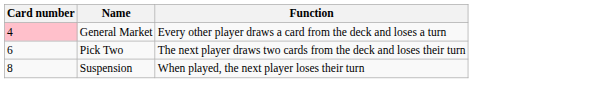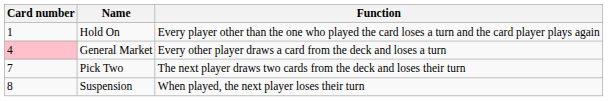+ row: (100, 31)
(10, 50) 6 -> (10, 68) 7
